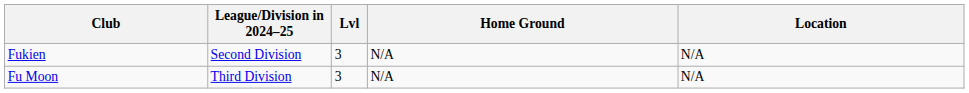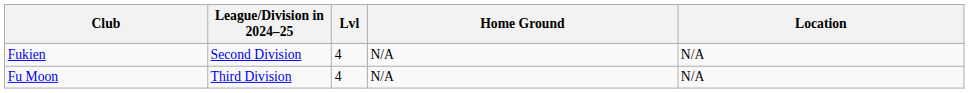(338, 54) 3 -> (338, 54) 4
(338, 77) 3 -> (338, 77) 4
